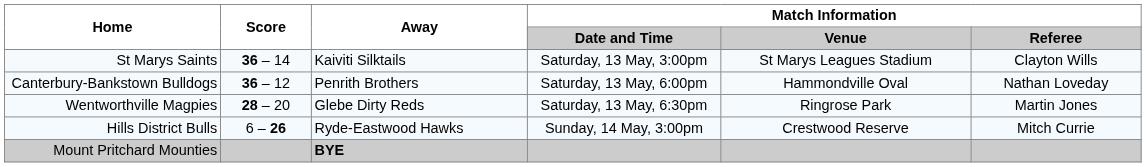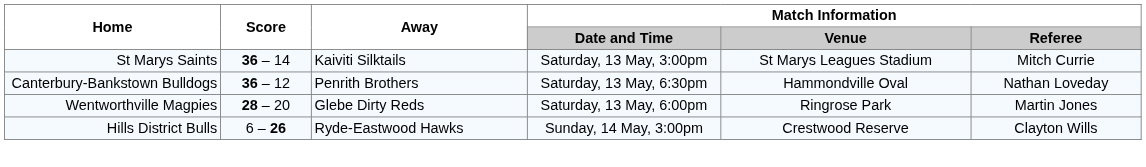(1056, 60) Clayton Wills -> (1056, 60) Mitch Currie
(624, 83) Saturday, 13 May, 6:00pm -> (624, 83) Saturday, 13 May, 6:30pm
(624, 105) Saturday, 13 May, 6:30pm -> (624, 105) Saturday, 13 May, 6:00pm
(1056, 128) Mitch Currie -> (1056, 128) Clayton Wills
- row: (135, 150)
